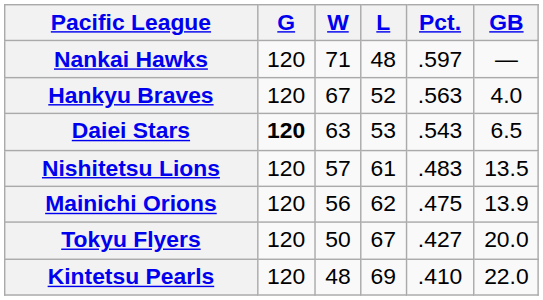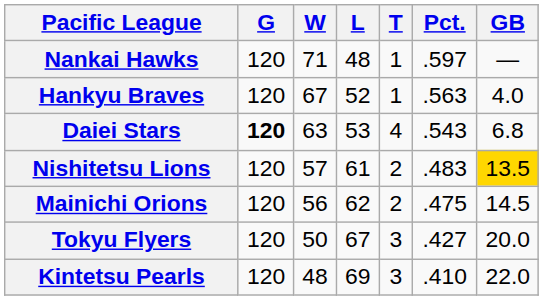+ column: (396, 22)
(506, 131) 6.5 -> (508, 131) 6.8
(506, 167) no background -> (508, 167) gold background
(506, 204) 13.9 -> (508, 204) 14.5
